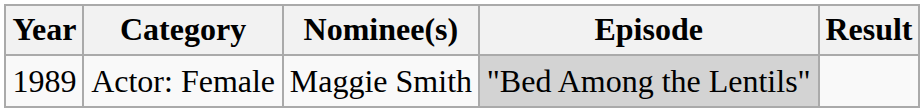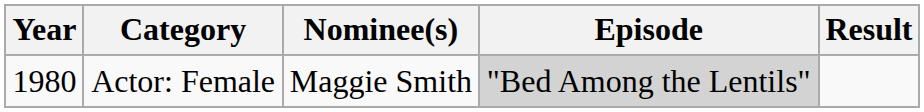(44, 80) 1989 -> (44, 80) 1980
